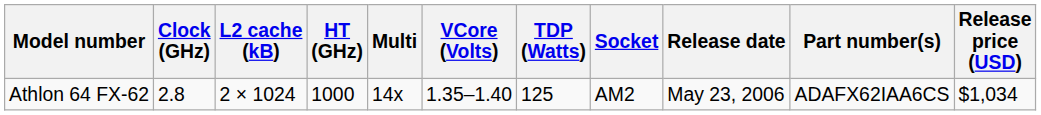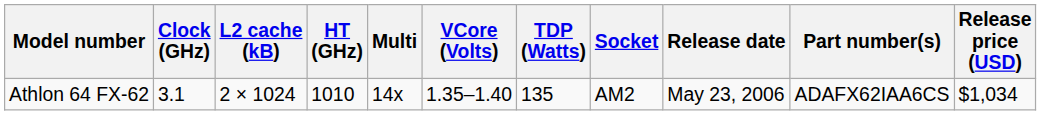(171, 94) 2.8 -> (171, 94) 3.1
(333, 94) 1000 -> (333, 94) 1010
(537, 94) 125 -> (537, 94) 135
